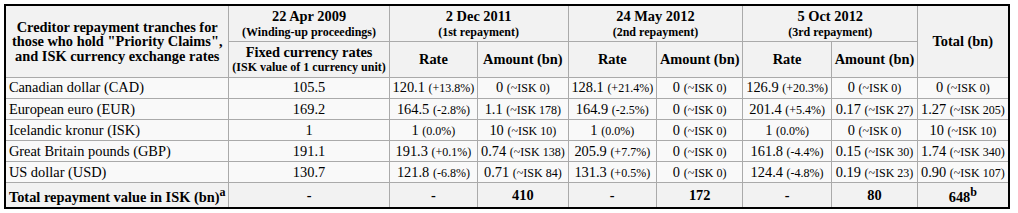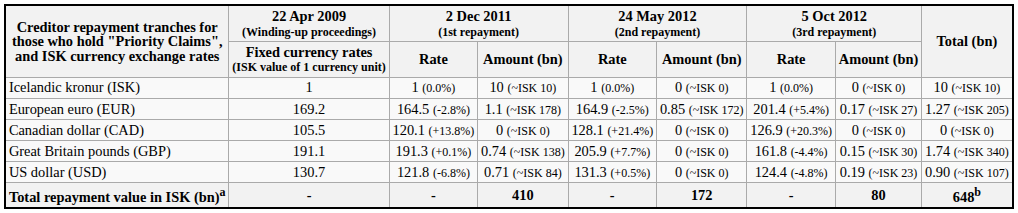rows swapped: (76, 87) <-> (74, 130)
(700, 109) 0 (~ISK 0) -> (702, 109) 0.85 (~ISK 172)
